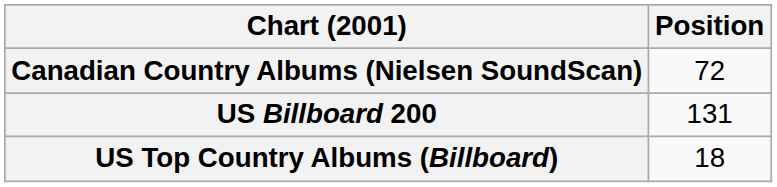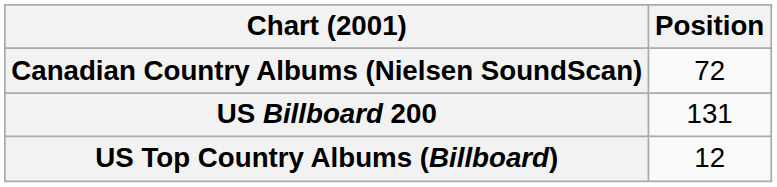(710, 158) 18 -> (710, 158) 12
